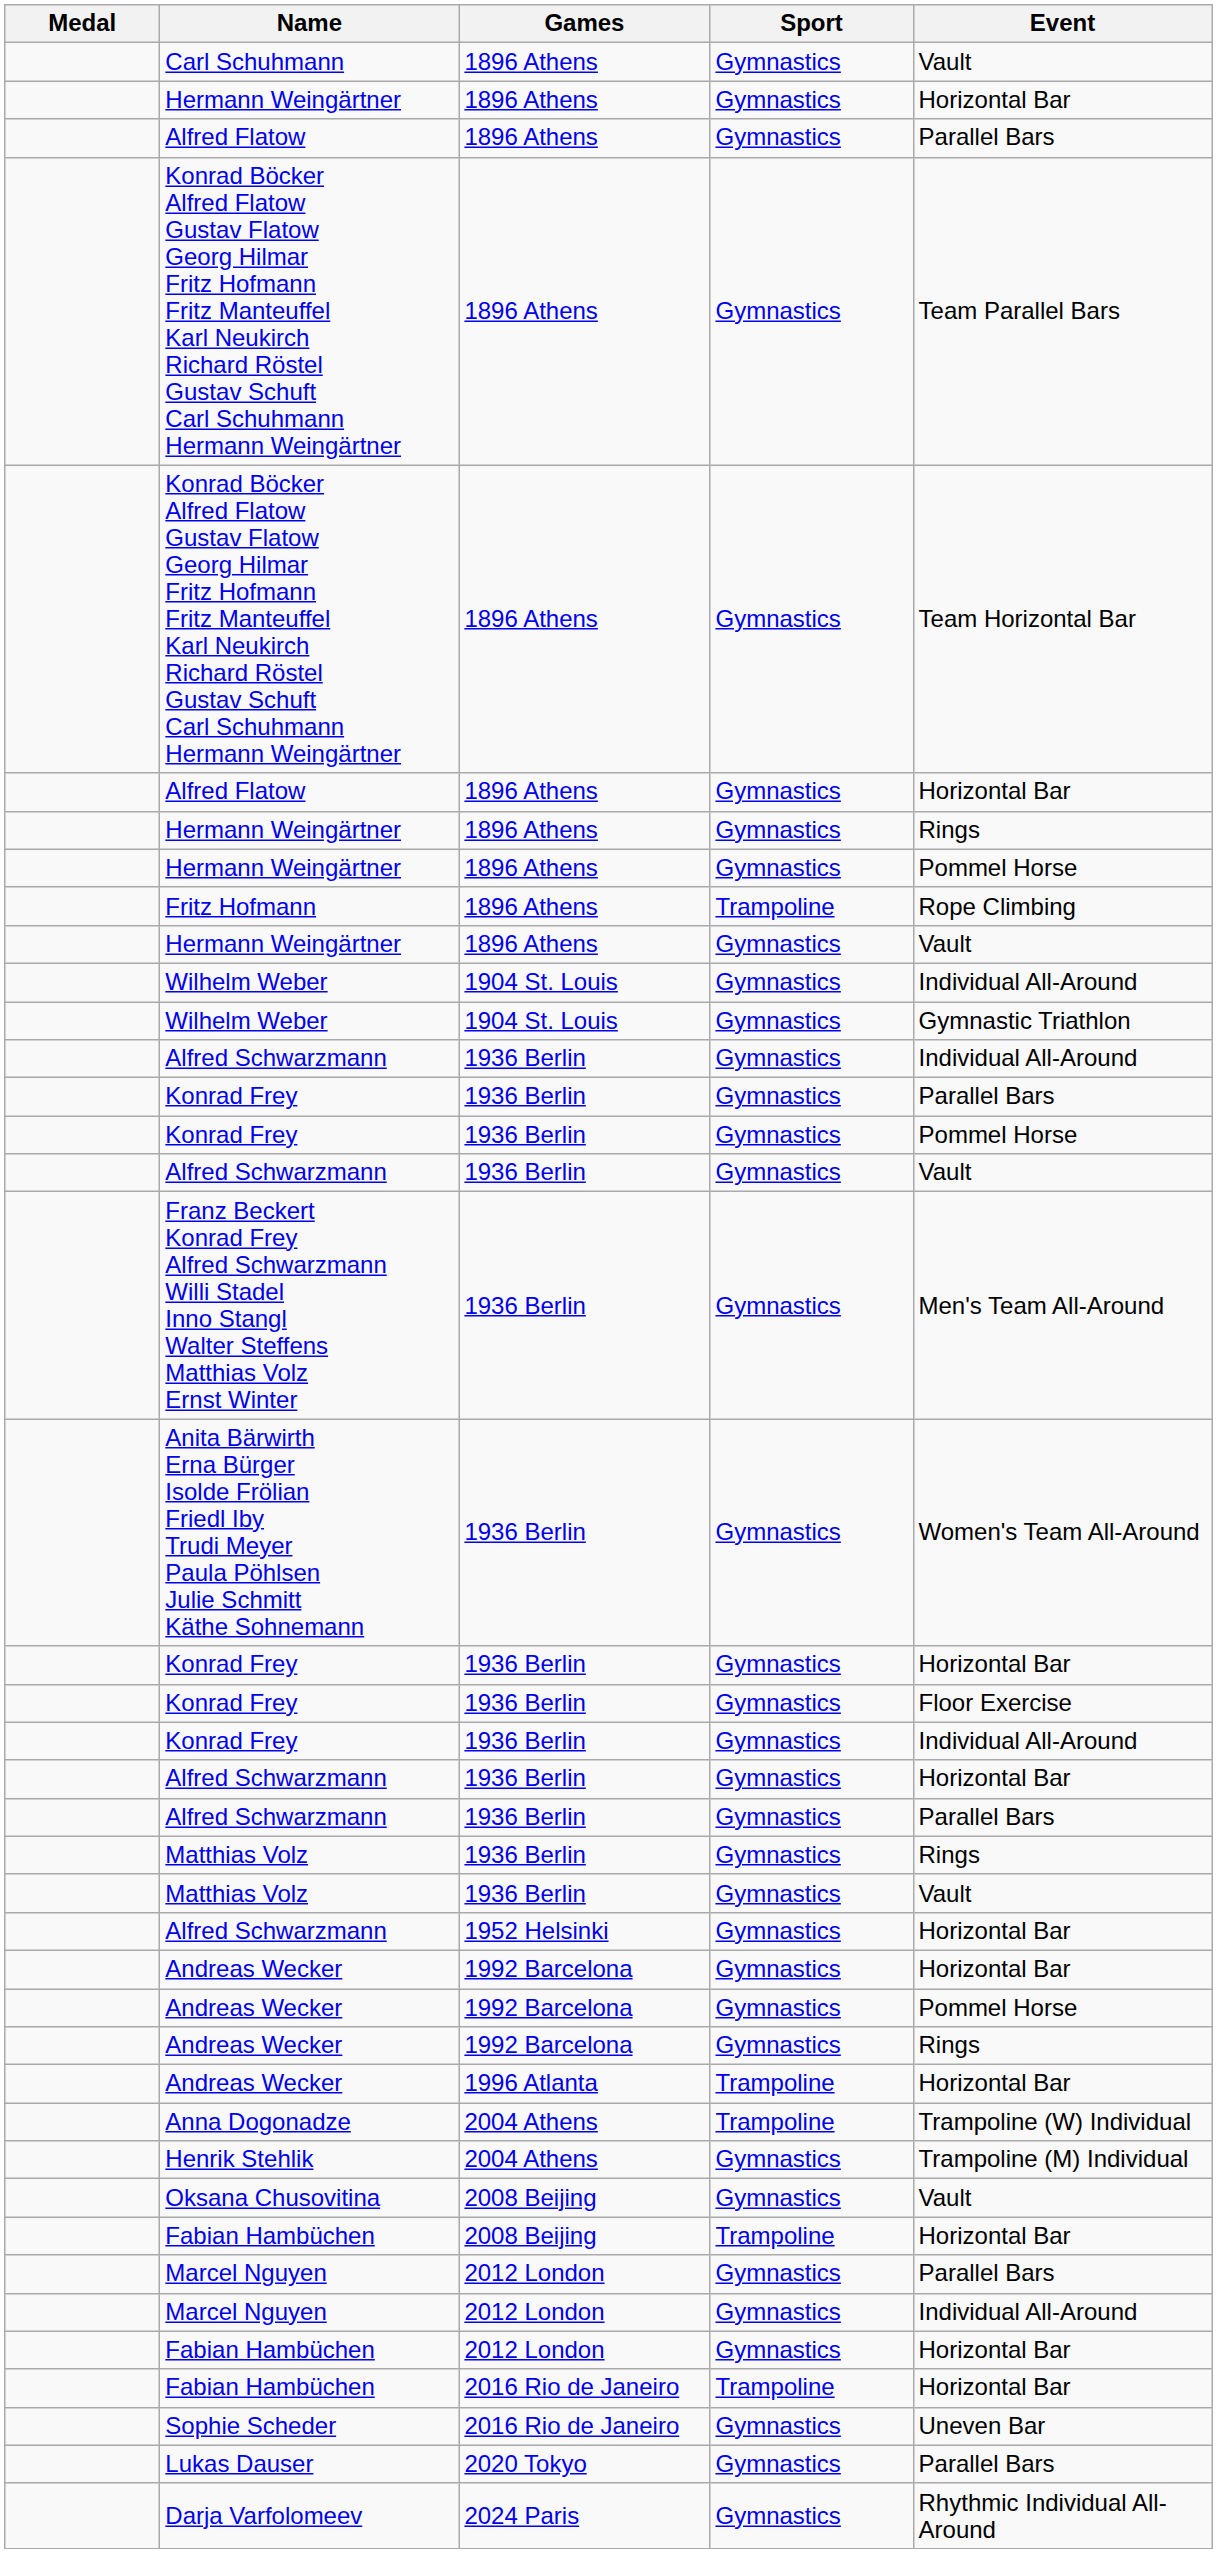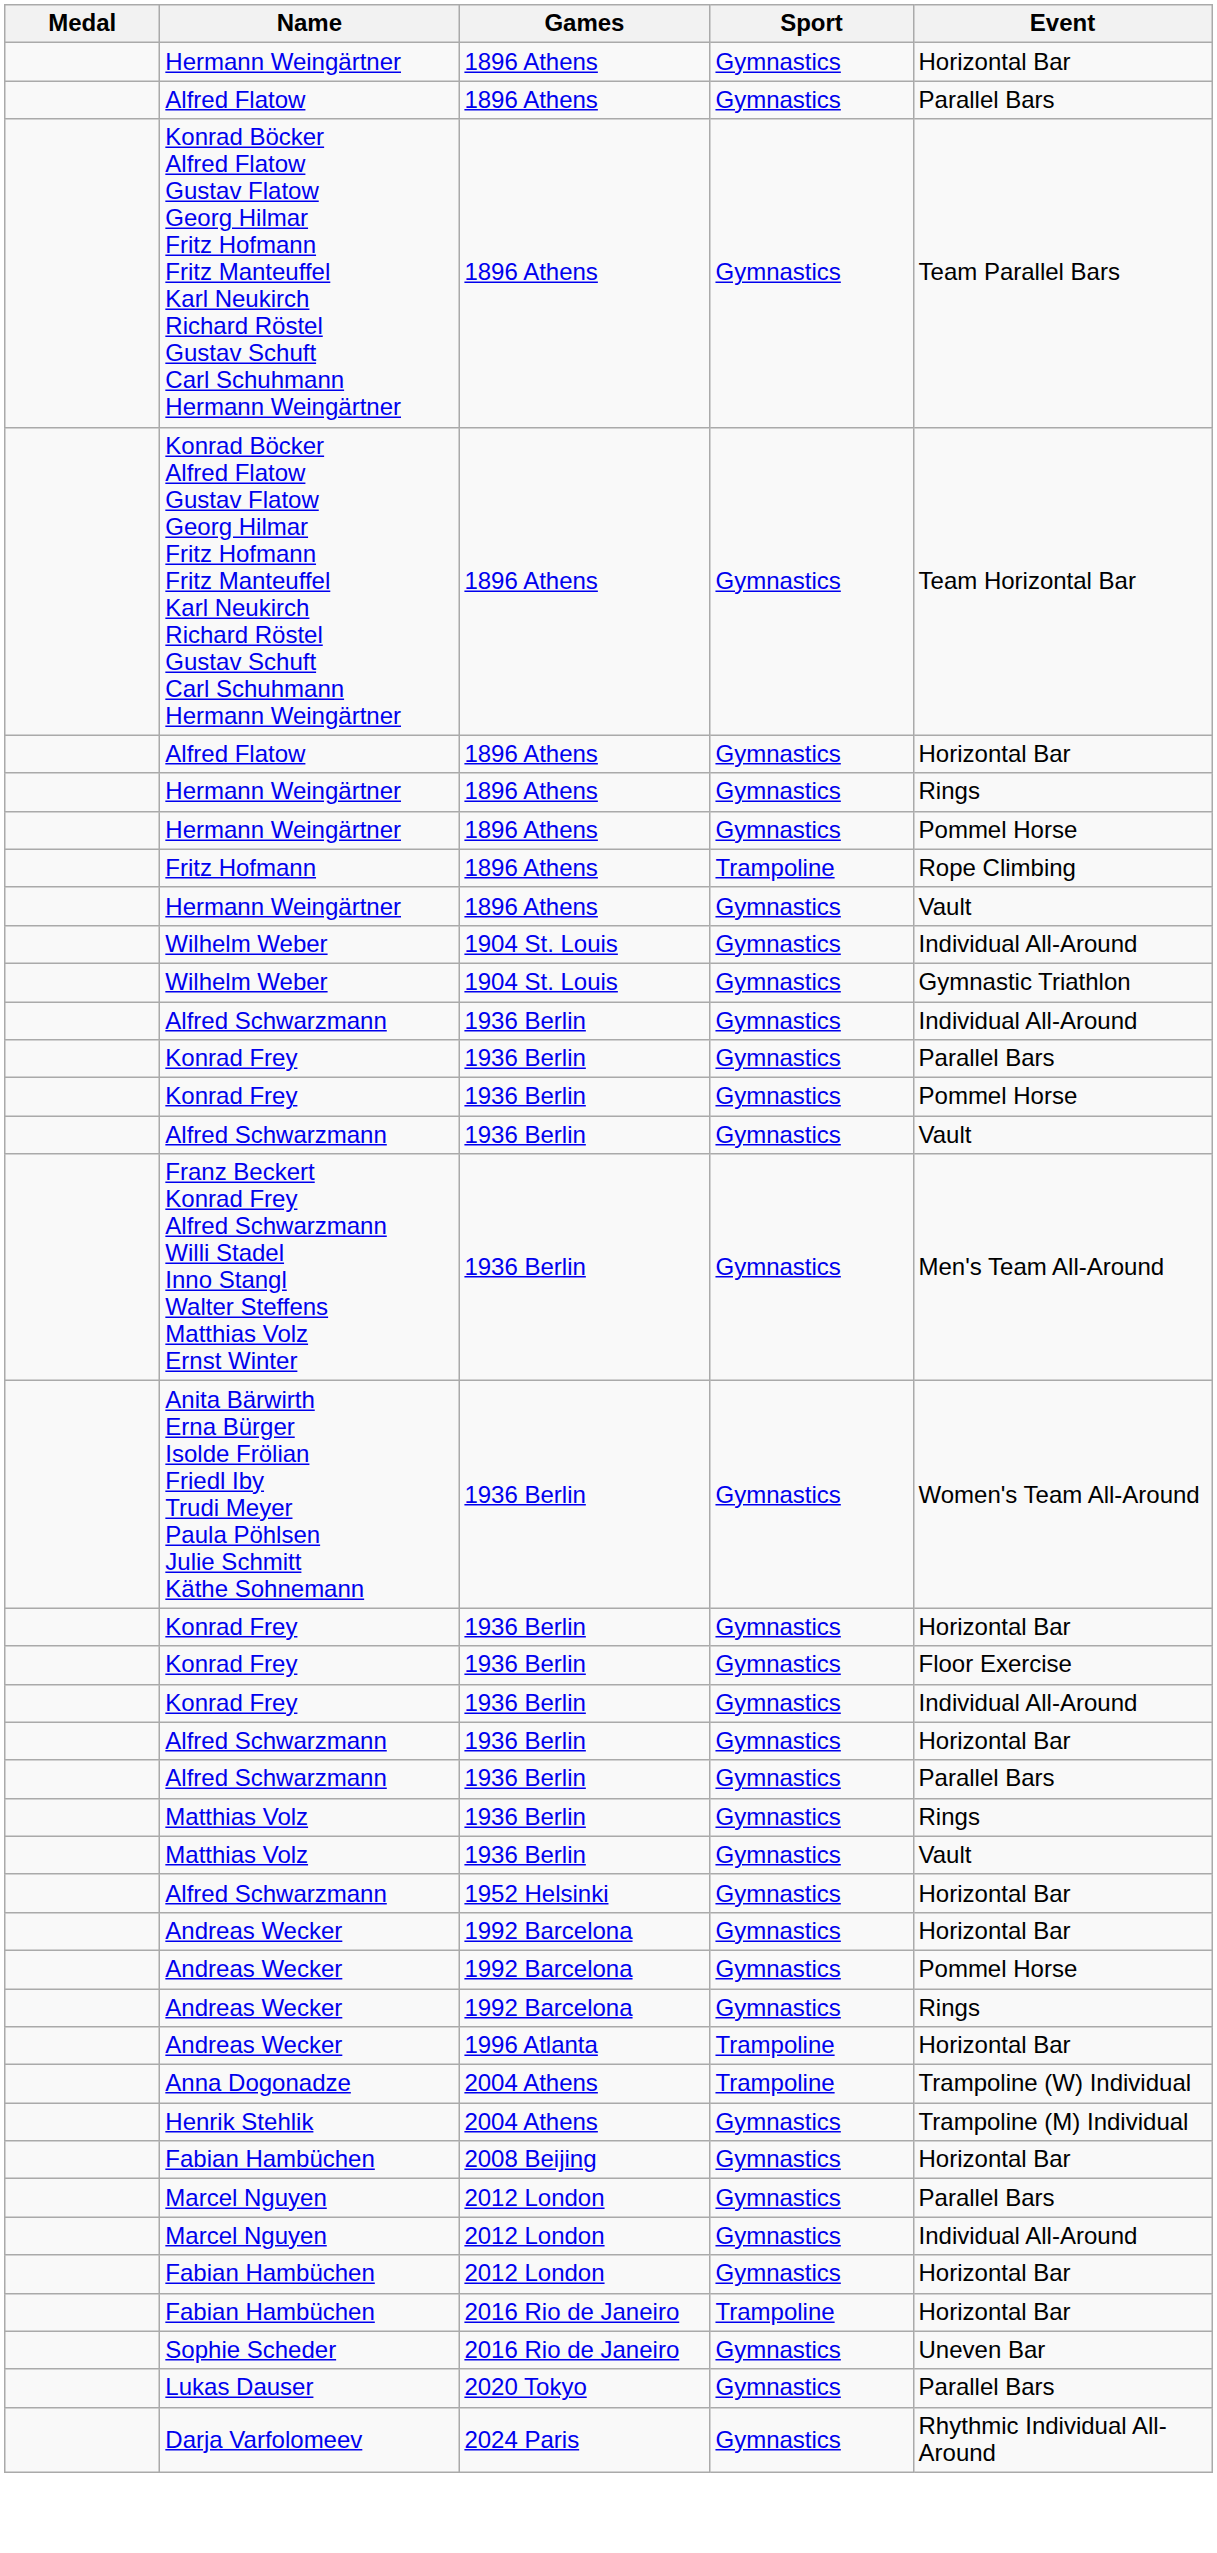- row: (255, 61)
- row: (273, 2197)
(775, 2235) Trampoline -> (778, 2159) Gymnastics
